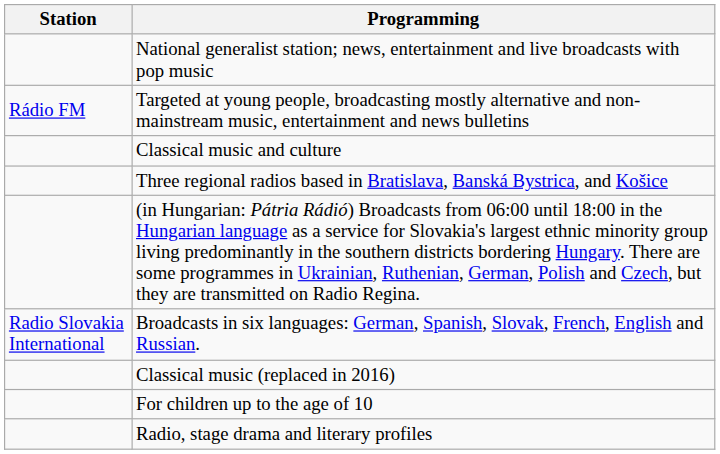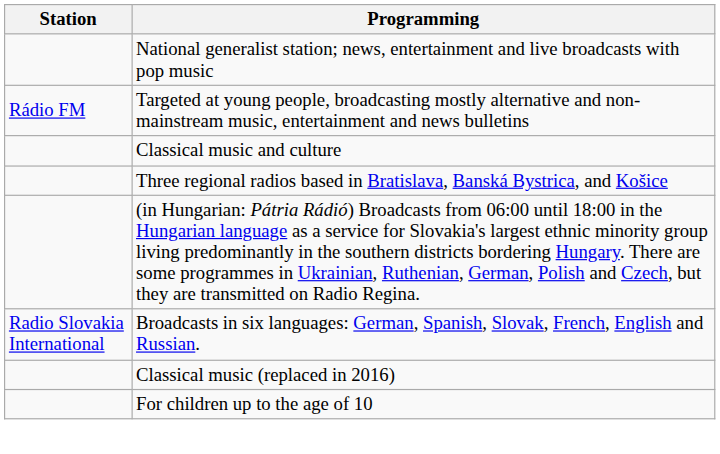- row: (284, 433)
